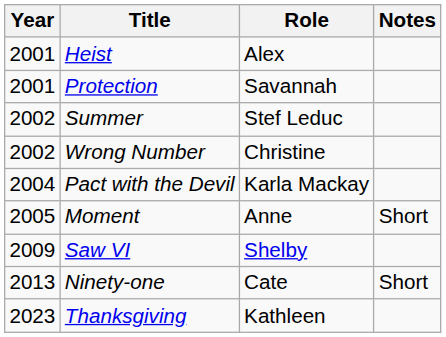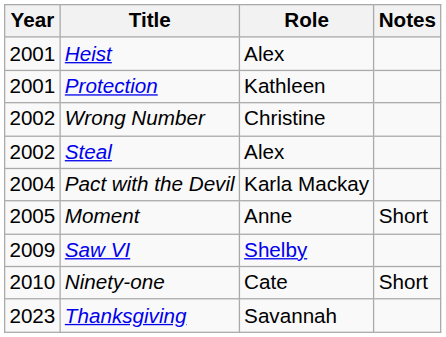(291, 86) Savannah -> (285, 86) Kathleen
- row: (104, 119)
+ row: (88, 151)
(32, 282) 2013 -> (32, 282) 2010
(285, 315) Kathleen -> (291, 315) Savannah
